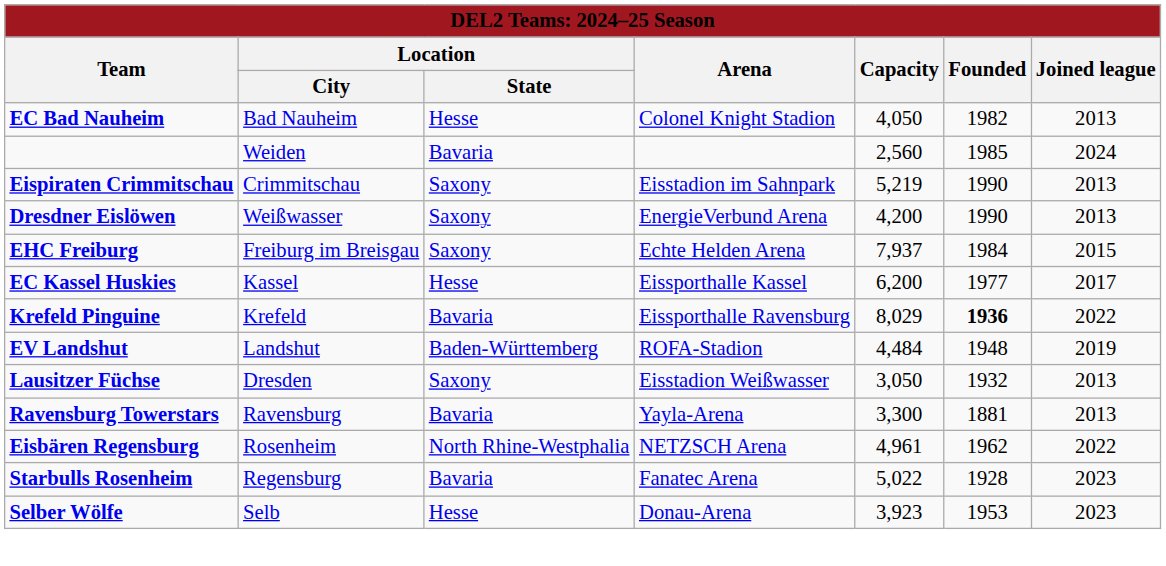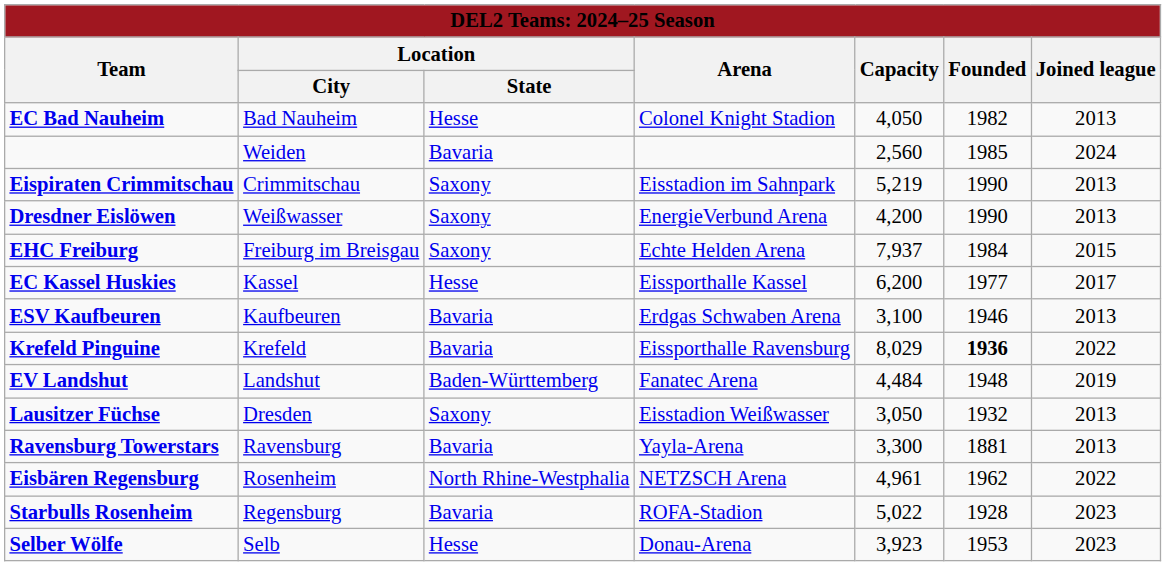+ row: (85, 315)
(701, 348) ROFA-Stadion -> (698, 380) Fanatec Arena
(698, 479) Fanatec Arena -> (701, 511) ROFA-Stadion
